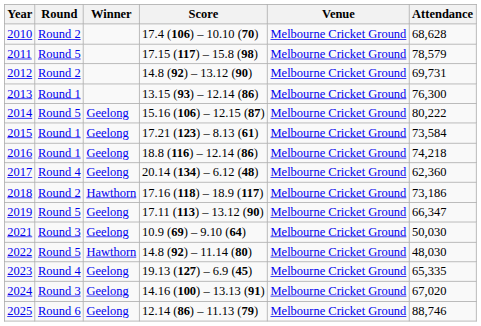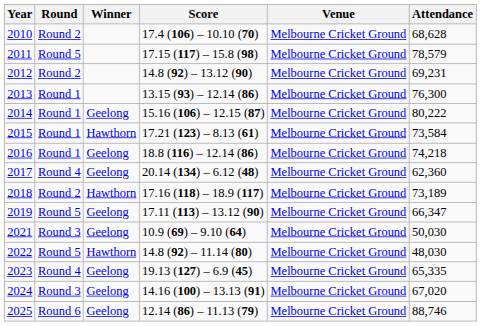(429, 73) 69,731 -> (429, 73) 69,231
(59, 113) Round 5 -> (59, 113) Round 1
(108, 133) Geelong -> (111, 133) Hawthorn
(429, 192) 73,186 -> (429, 192) 73,189
